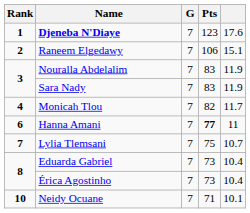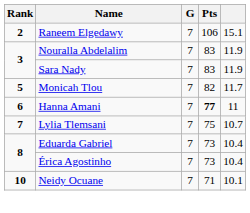- row: (79, 32)
(20, 106) 4 -> (20, 88) 5
